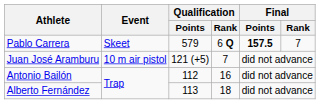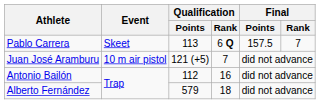(190, 44) 579 -> (190, 44) 113
(260, 44) bold -> (260, 44) normal
(190, 91) 113 -> (190, 91) 579
